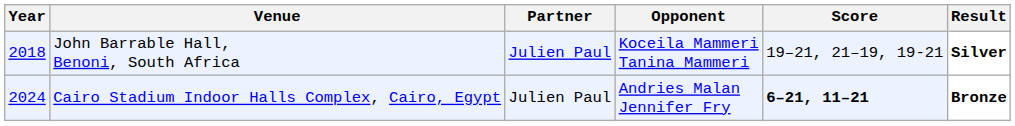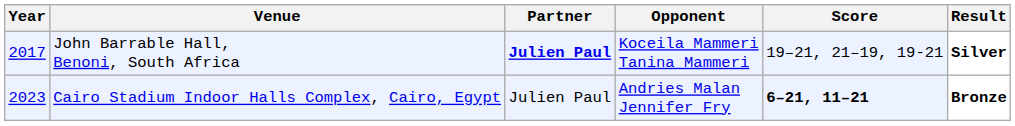(27, 53) 2018 -> (27, 53) 2017
(560, 53) normal -> (560, 53) bold
(27, 98) 2024 -> (27, 98) 2023
